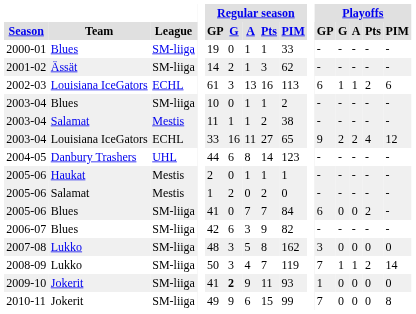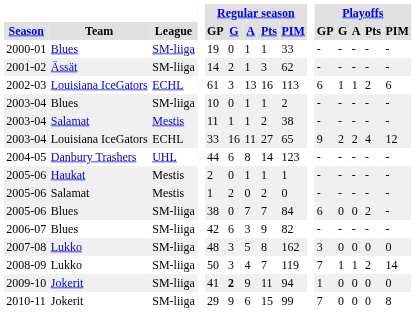(213, 211) 41 -> (213, 211) 38
(288, 283) 93 -> (288, 283) 94
(213, 301) 49 -> (213, 301) 29
